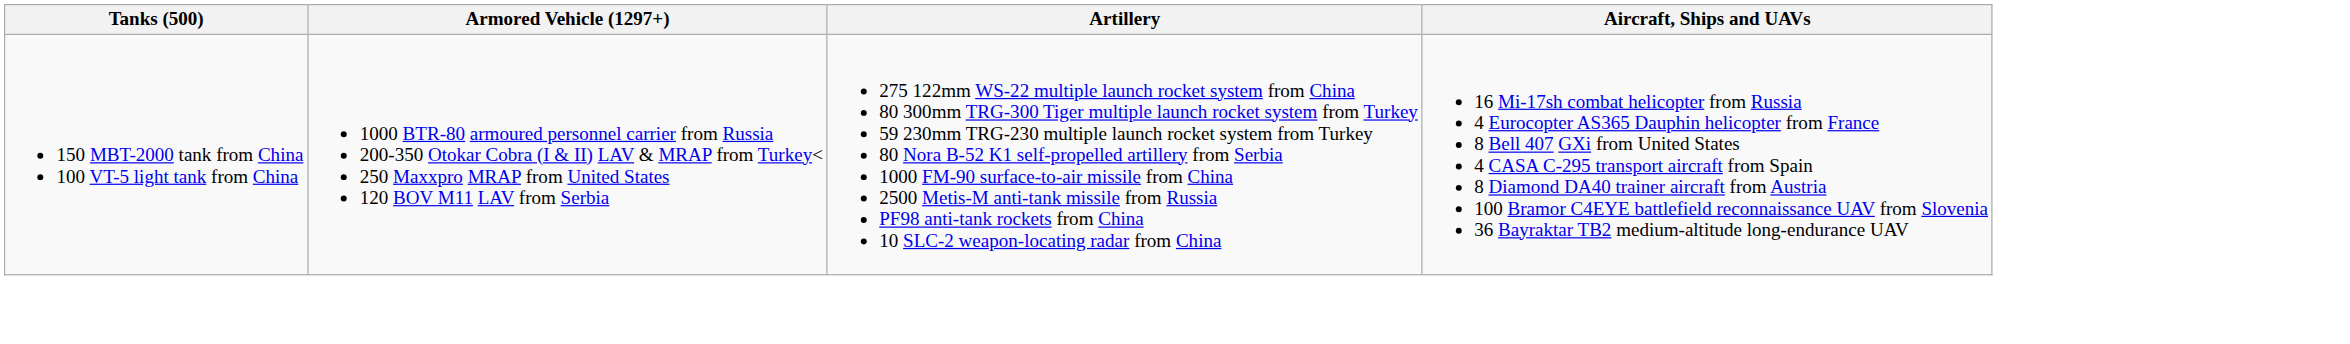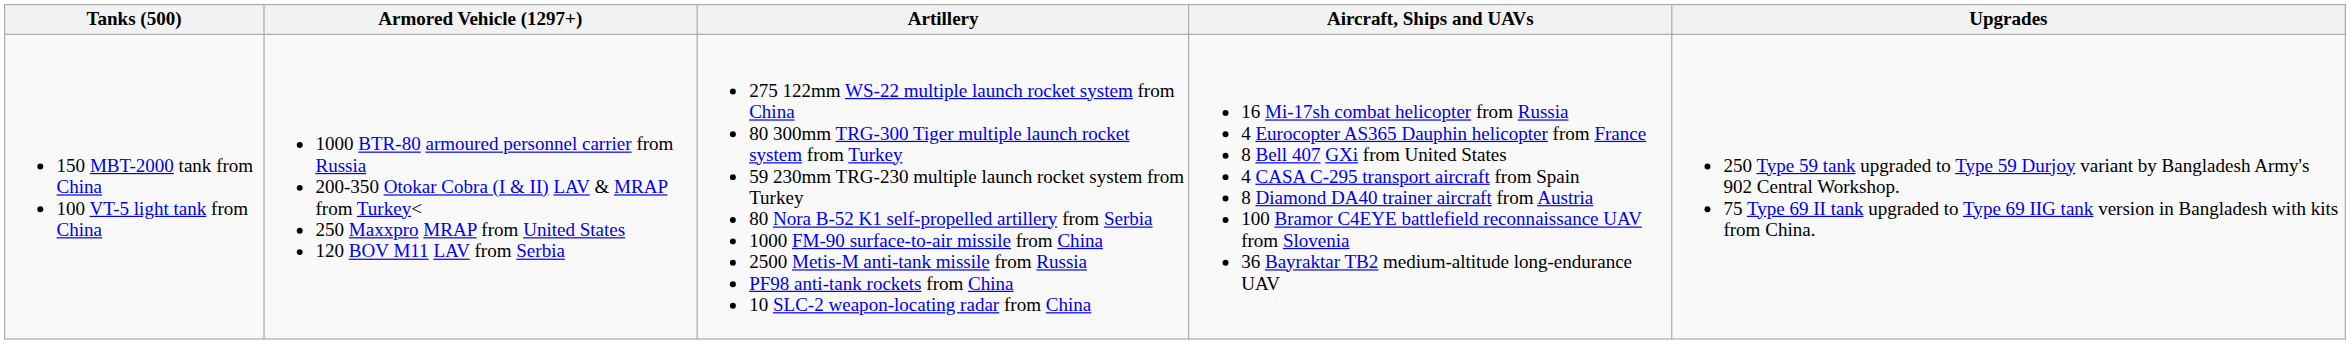+ column: (2008, 19)
